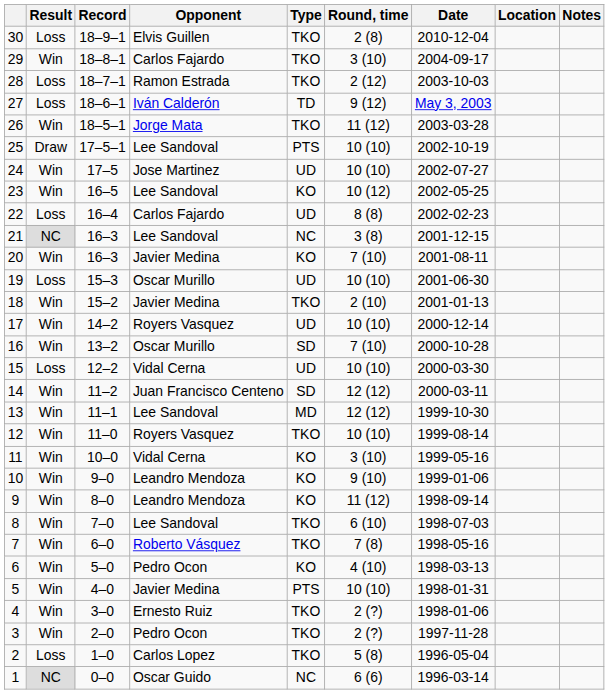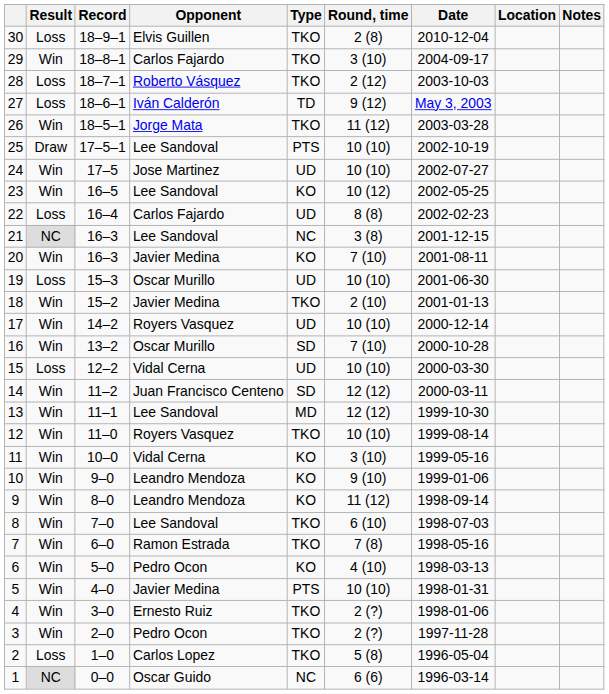(181, 81) Ramon Estrada -> (187, 81) Roberto Vásquez
(187, 545) Roberto Vásquez -> (181, 545) Ramon Estrada
